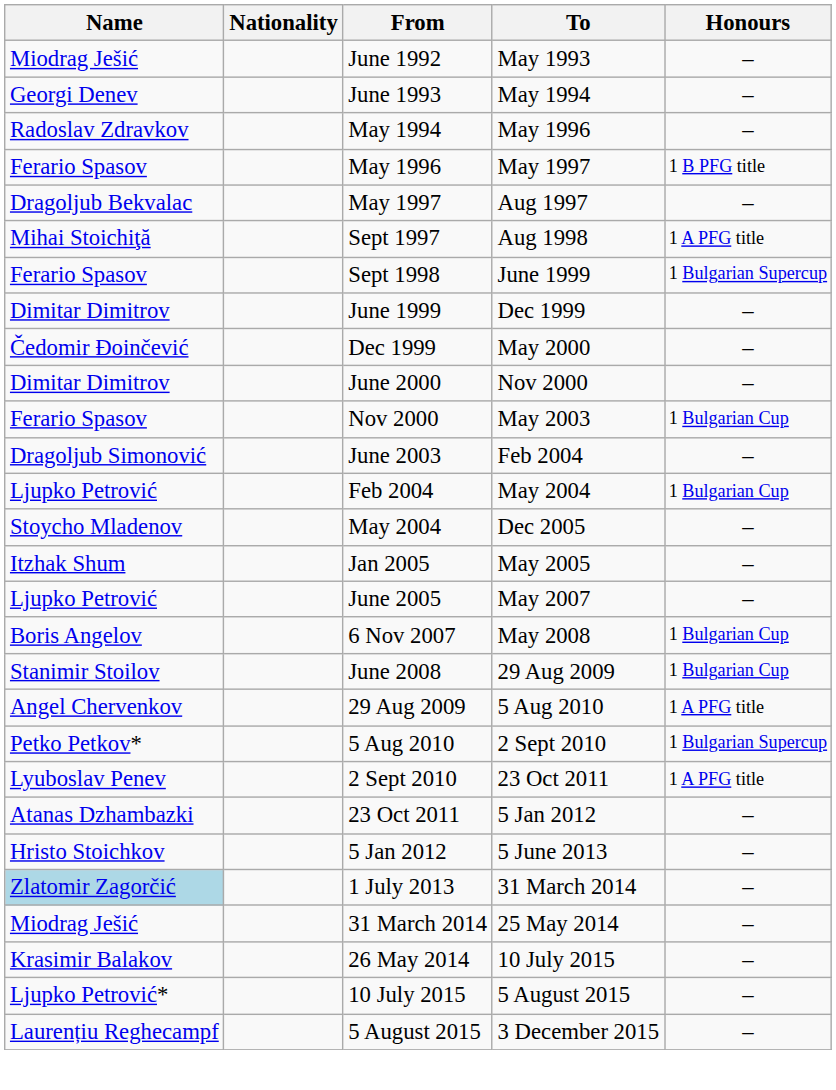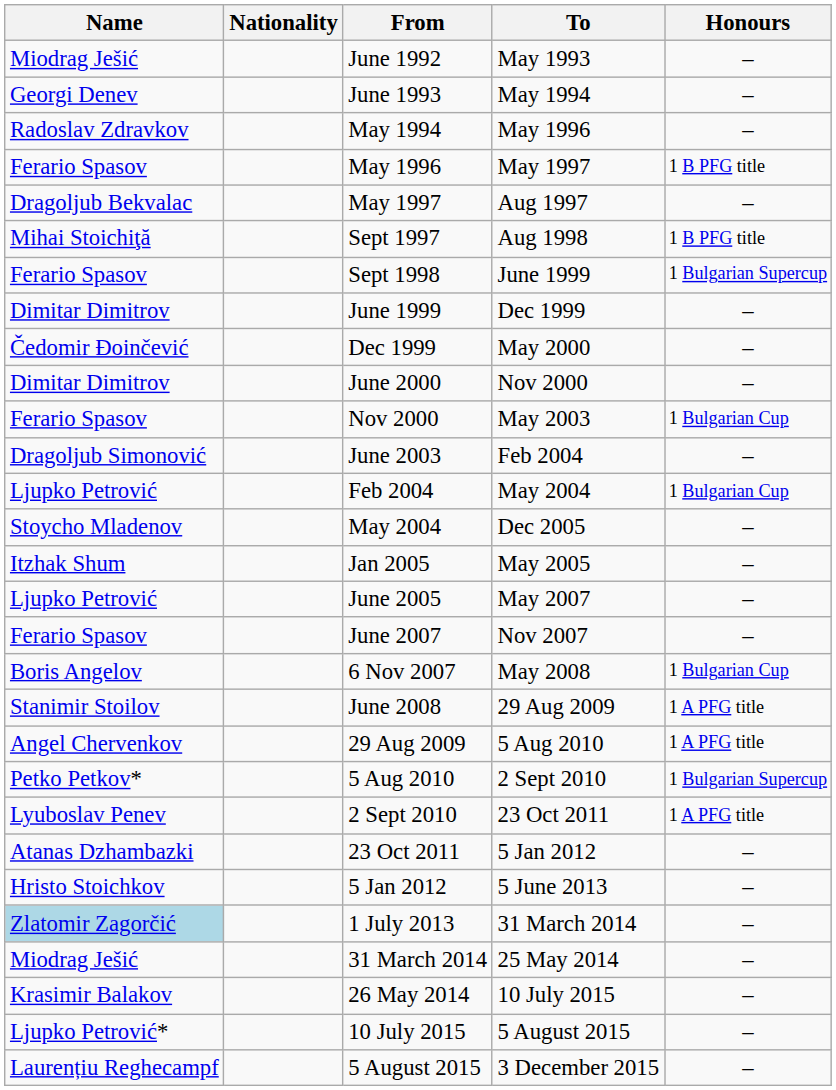(716, 238) 1 A PFG title -> (717, 238) 1 B PFG title
+ row: (395, 635)
(729, 671) 1 Bulgarian Cup -> (716, 707) 1 A PFG title
